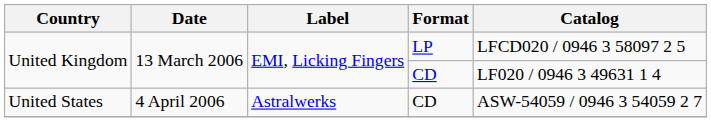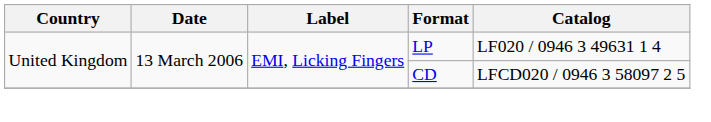(581, 46) LFCD020 / 0946 3 58097 2 5 -> (569, 46) LF020 / 0946 3 49631 1 4
(569, 74) LF020 / 0946 3 49631 1 4 -> (581, 74) LFCD020 / 0946 3 58097 2 5
- row: (56, 102)
